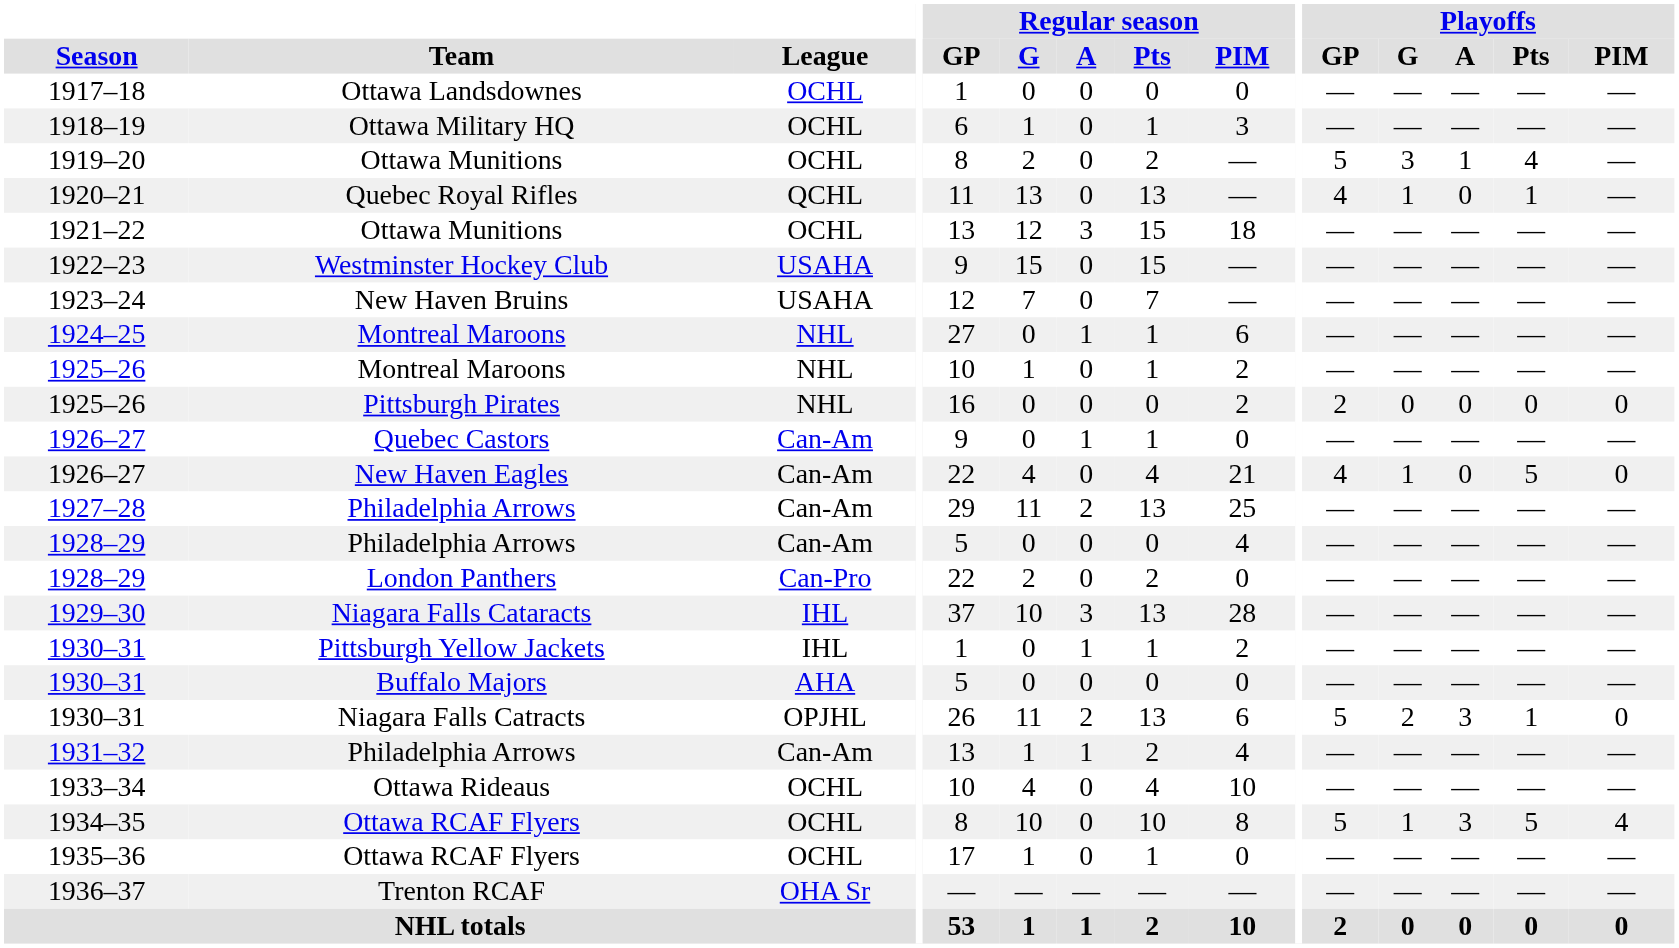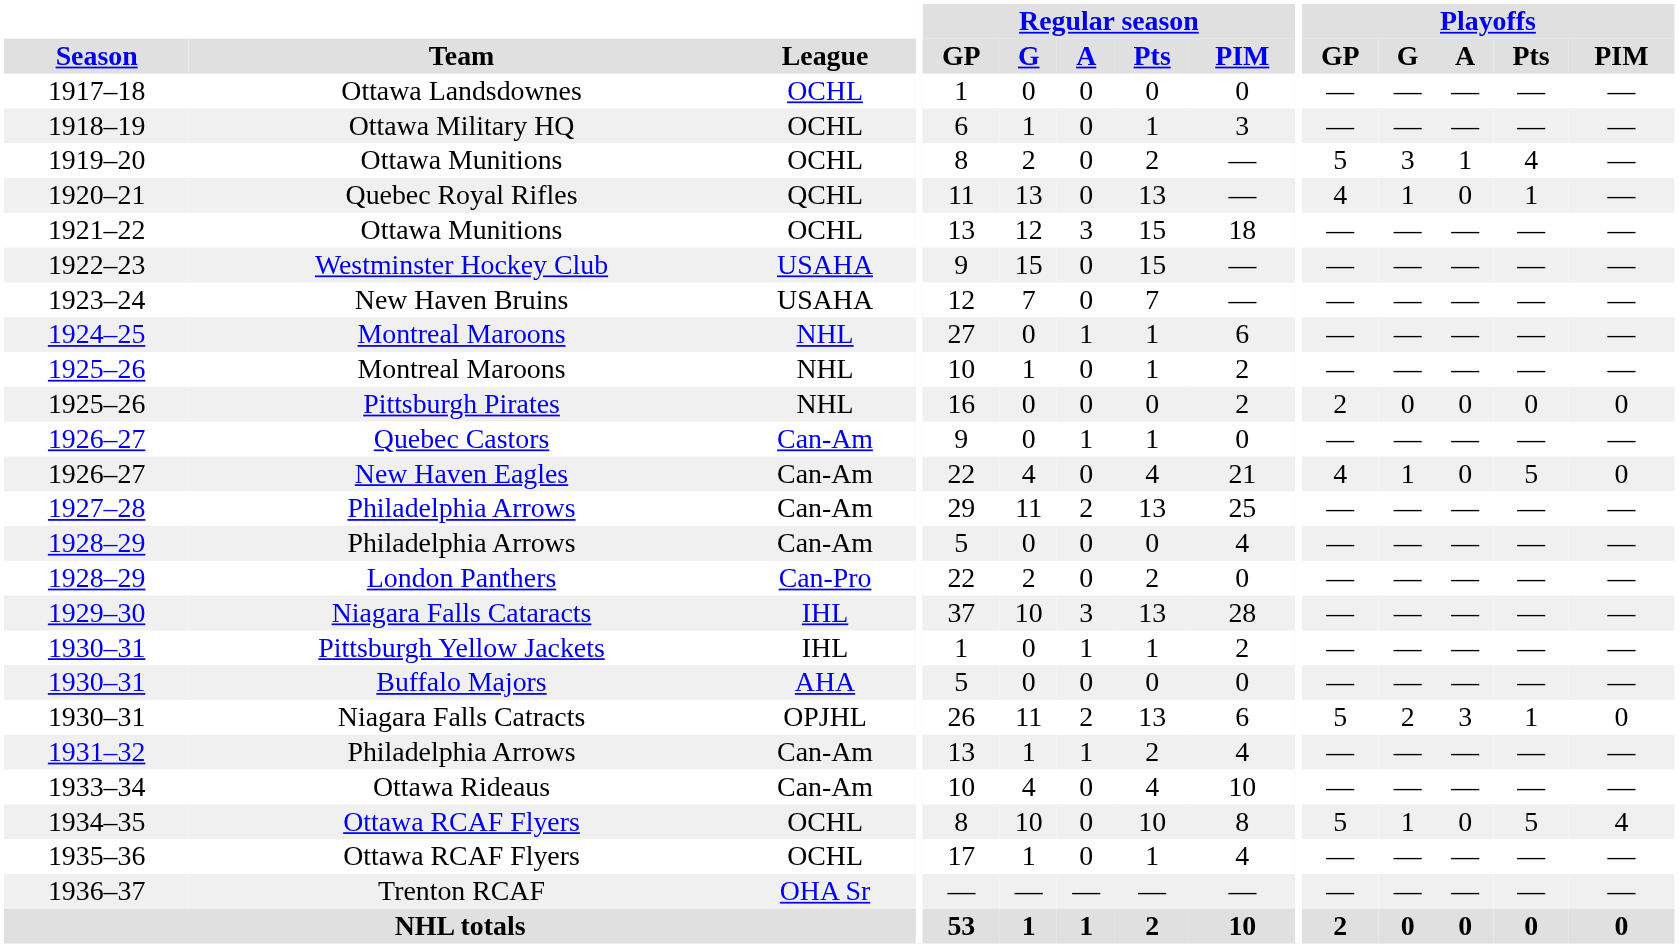(825, 786) OCHL -> (825, 786) Can-Am
(1465, 821) 3 -> (1465, 821) 0
(1242, 856) 0 -> (1242, 856) 4
